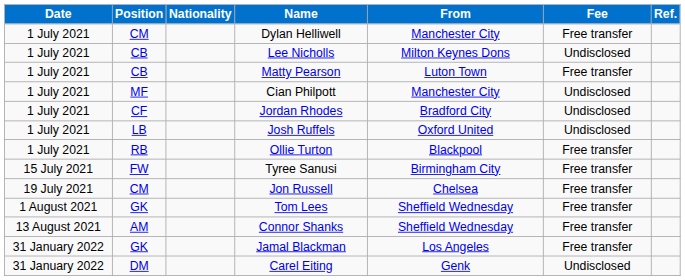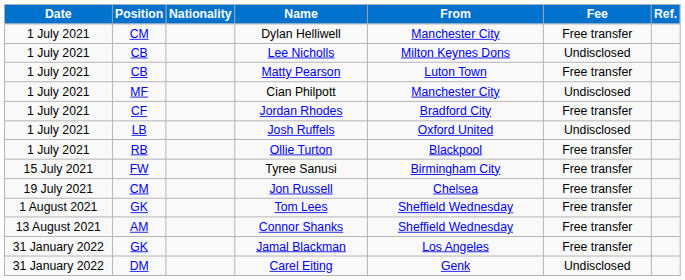(597, 111) Undisclosed -> (597, 111) Free transfer
